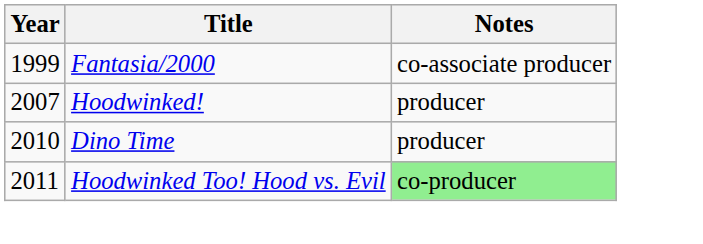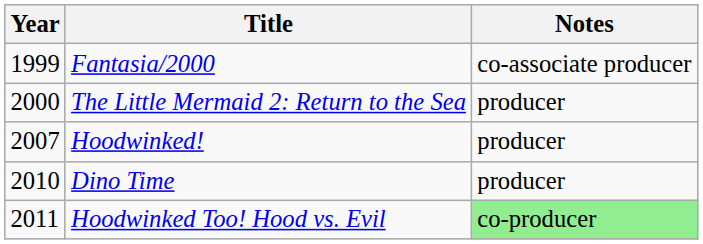+ row: (269, 102)
